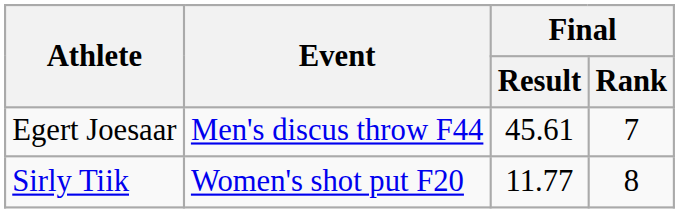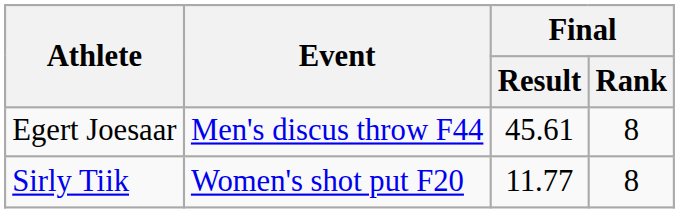(631, 131) 7 -> (631, 131) 8
